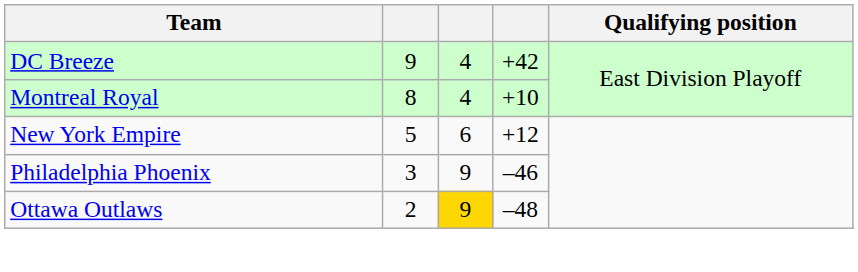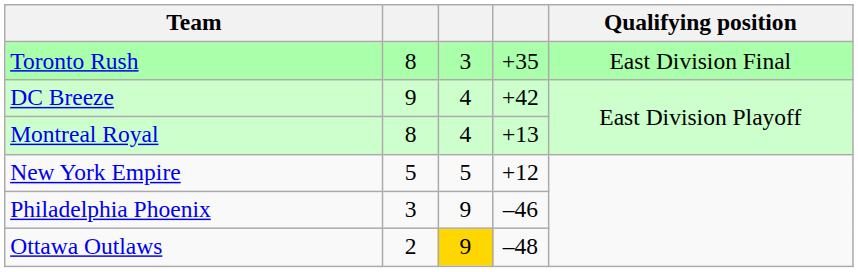+ row: (74, 60)
(520, 97) +10 -> (520, 135) +13
(465, 135) 6 -> (465, 172) 5
